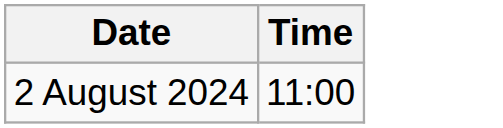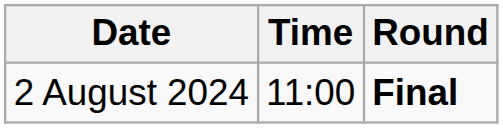+ column: (431, 33)
